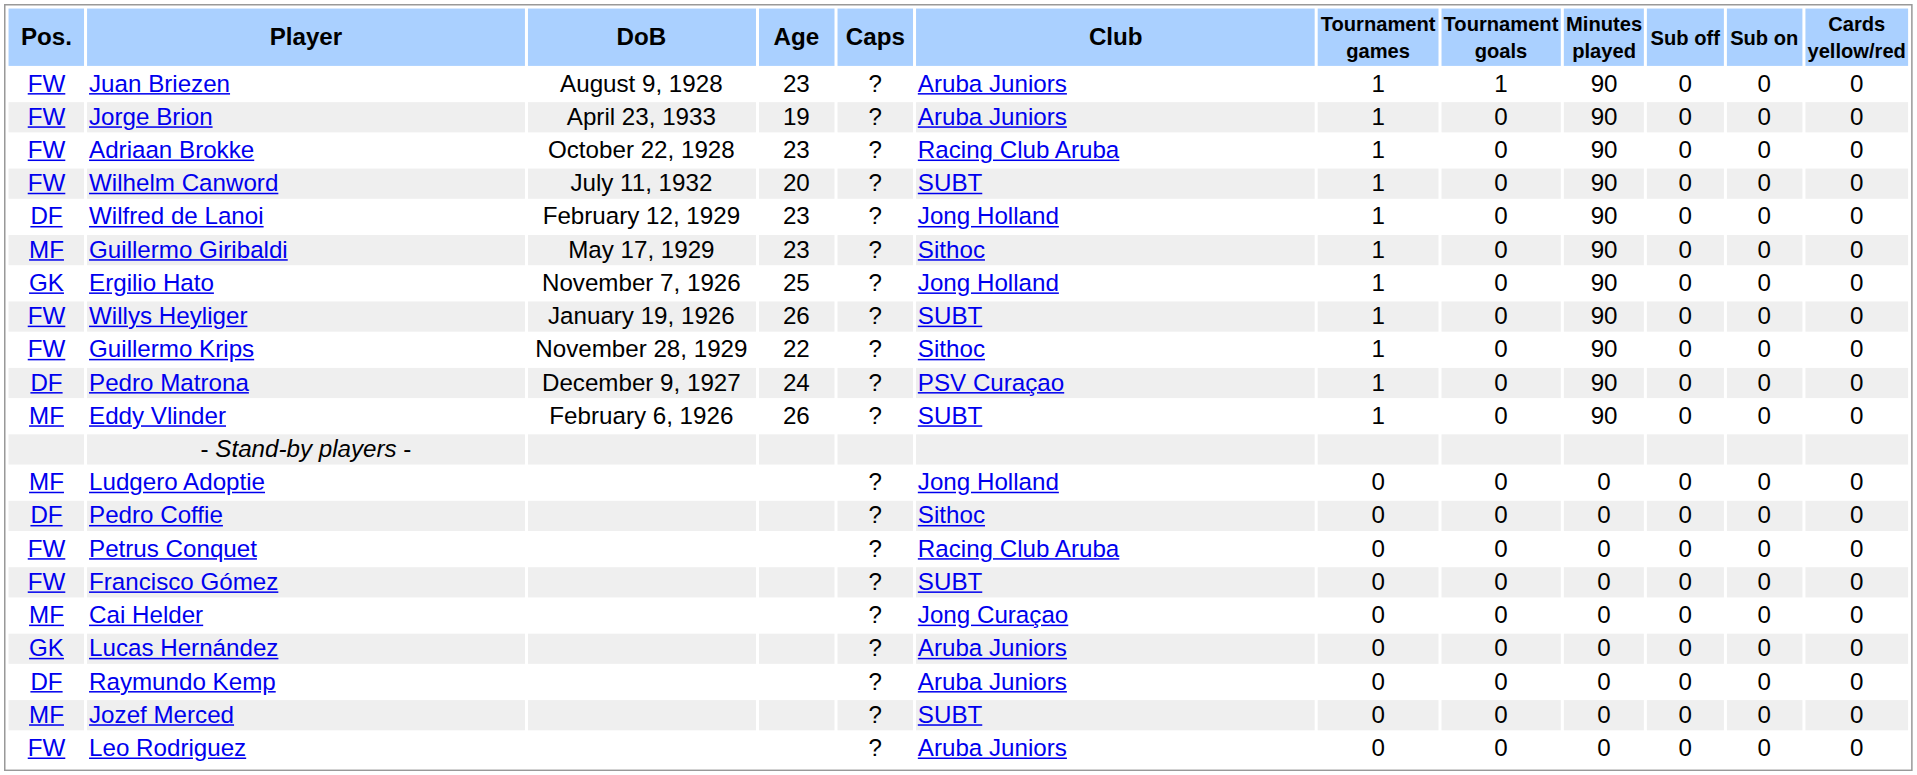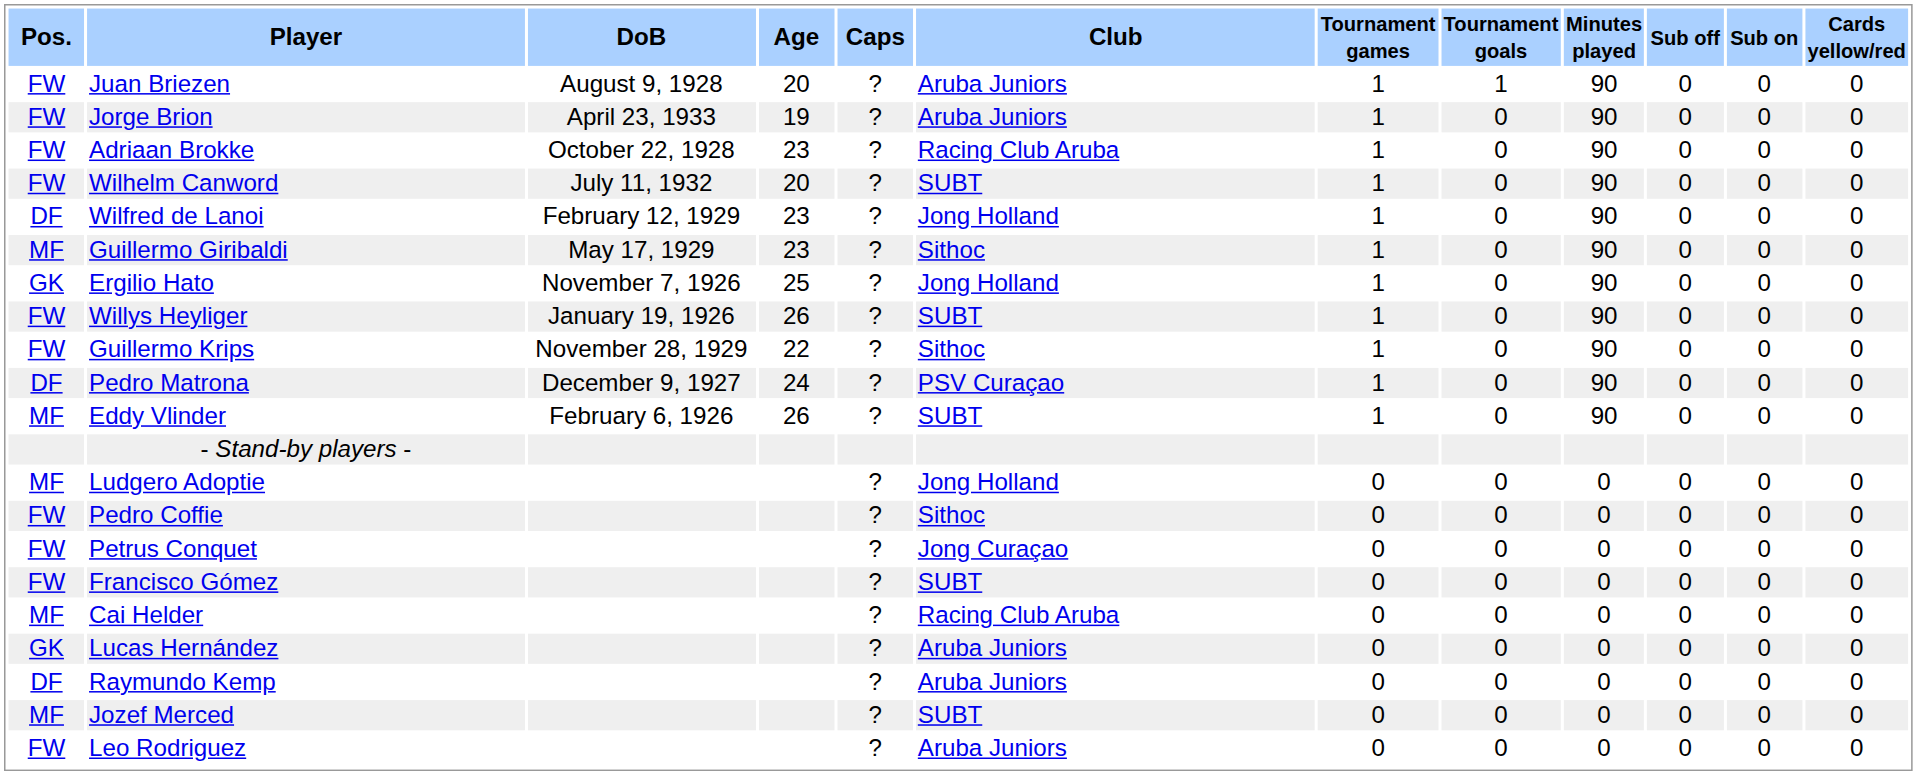(796, 83) 23 -> (796, 83) 20
(47, 515) DF -> (47, 515) FW
(1019, 548) Racing Club Aruba -> (993, 548) Jong Curaçao
(993, 615) Jong Curaçao -> (1019, 615) Racing Club Aruba
